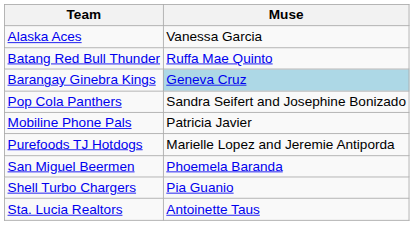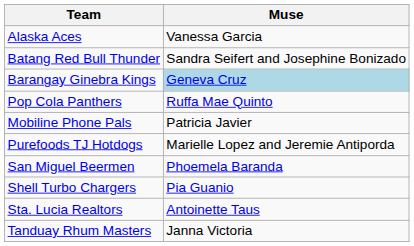(219, 58) Ruffa Mae Quinto -> (286, 58) Sandra Seifert and Josephine Bonizado
(286, 101) Sandra Seifert and Josephine Bonizado -> (219, 101) Ruffa Mae Quinto
+ row: (79, 230)
